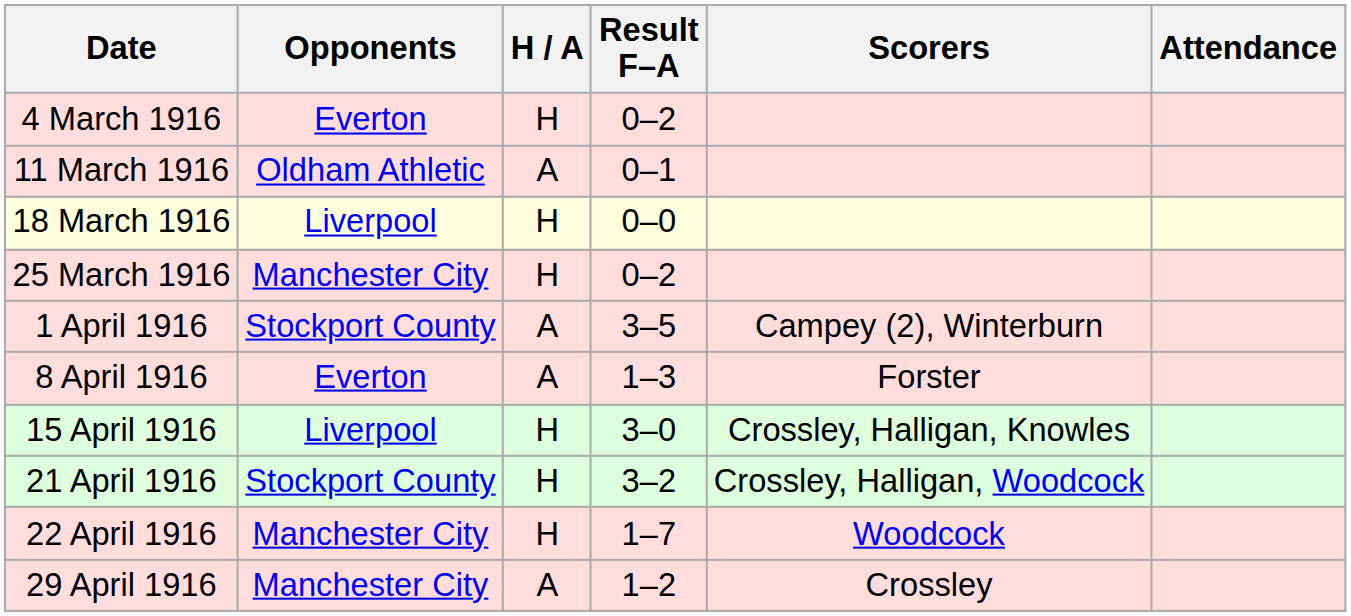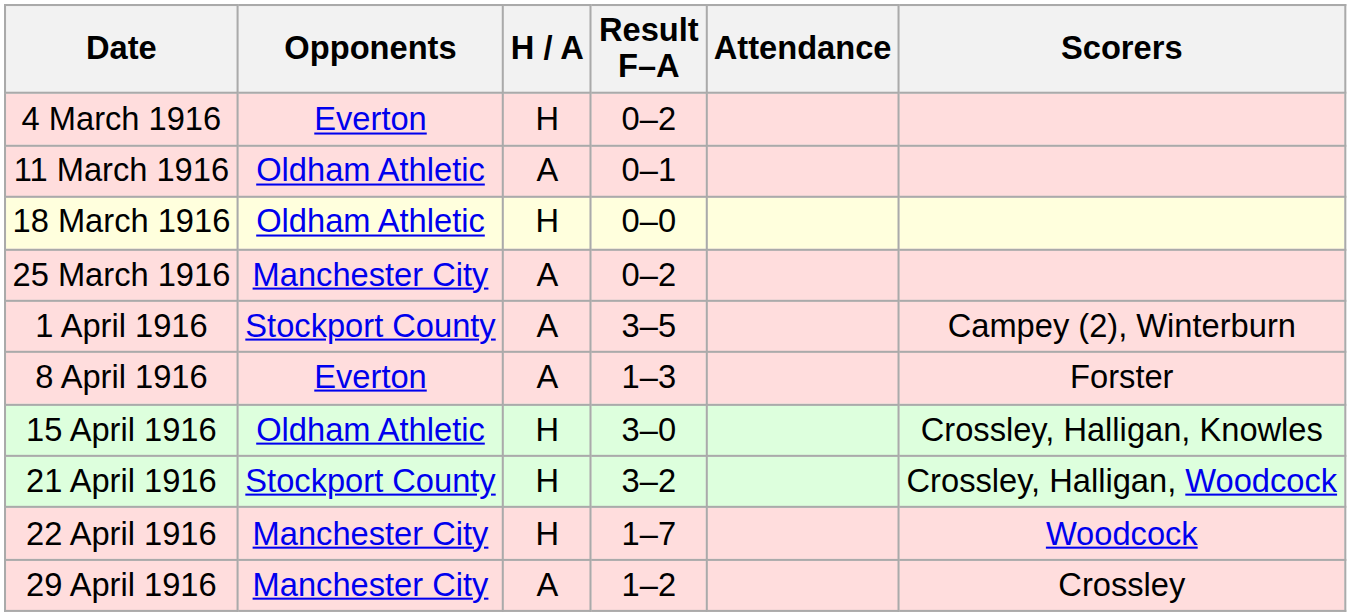columns swapped: (929, 48) <-> (1248, 48)
(370, 222) Liverpool -> (370, 222) Oldham Athletic
(547, 274) H -> (547, 274) A
(370, 429) Liverpool -> (370, 429) Oldham Athletic
